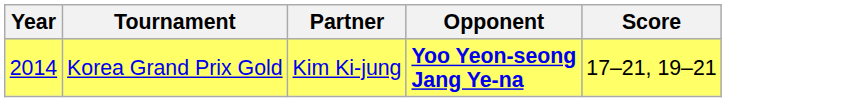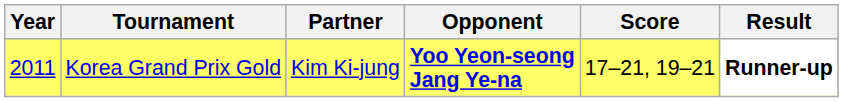+ column: (779, 22)
(33, 67) 2014 -> (33, 67) 2011
